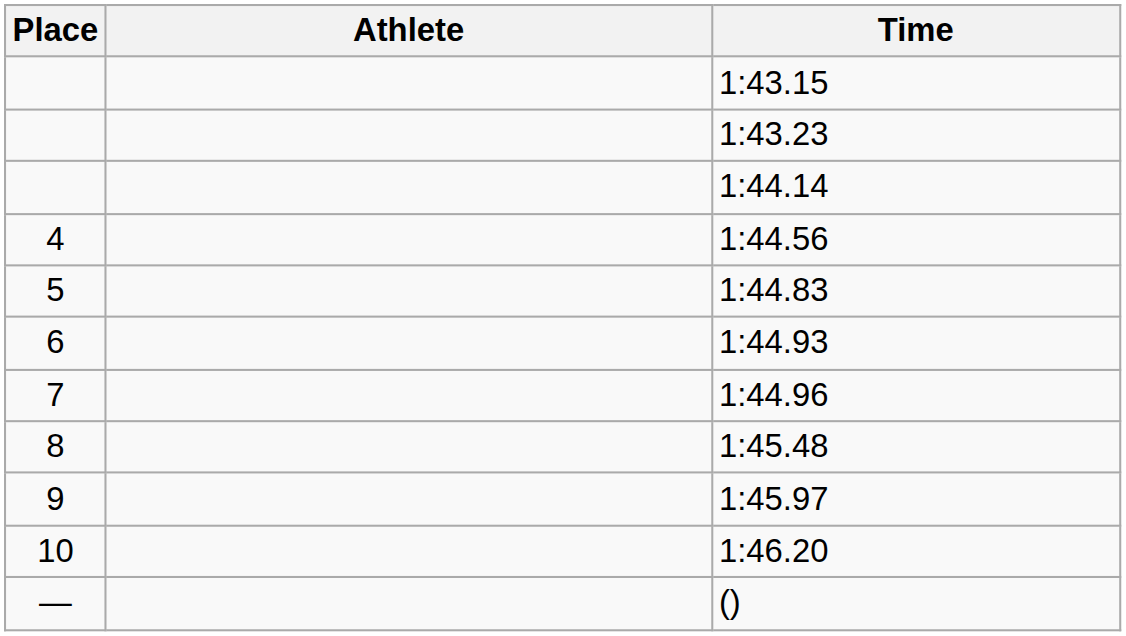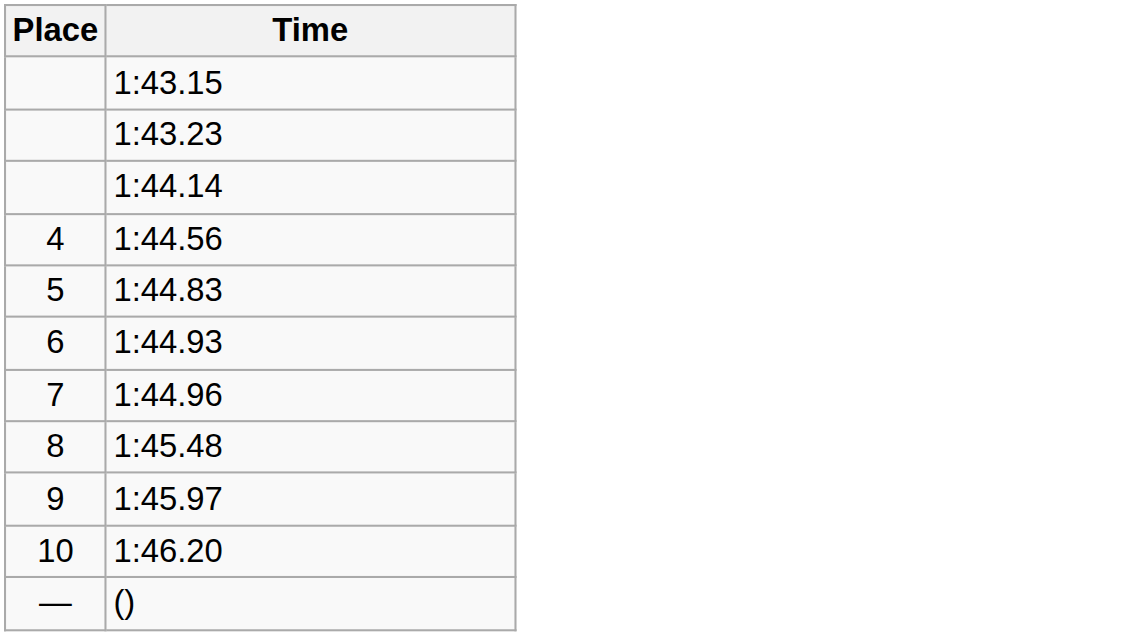- column: (409, 30)
